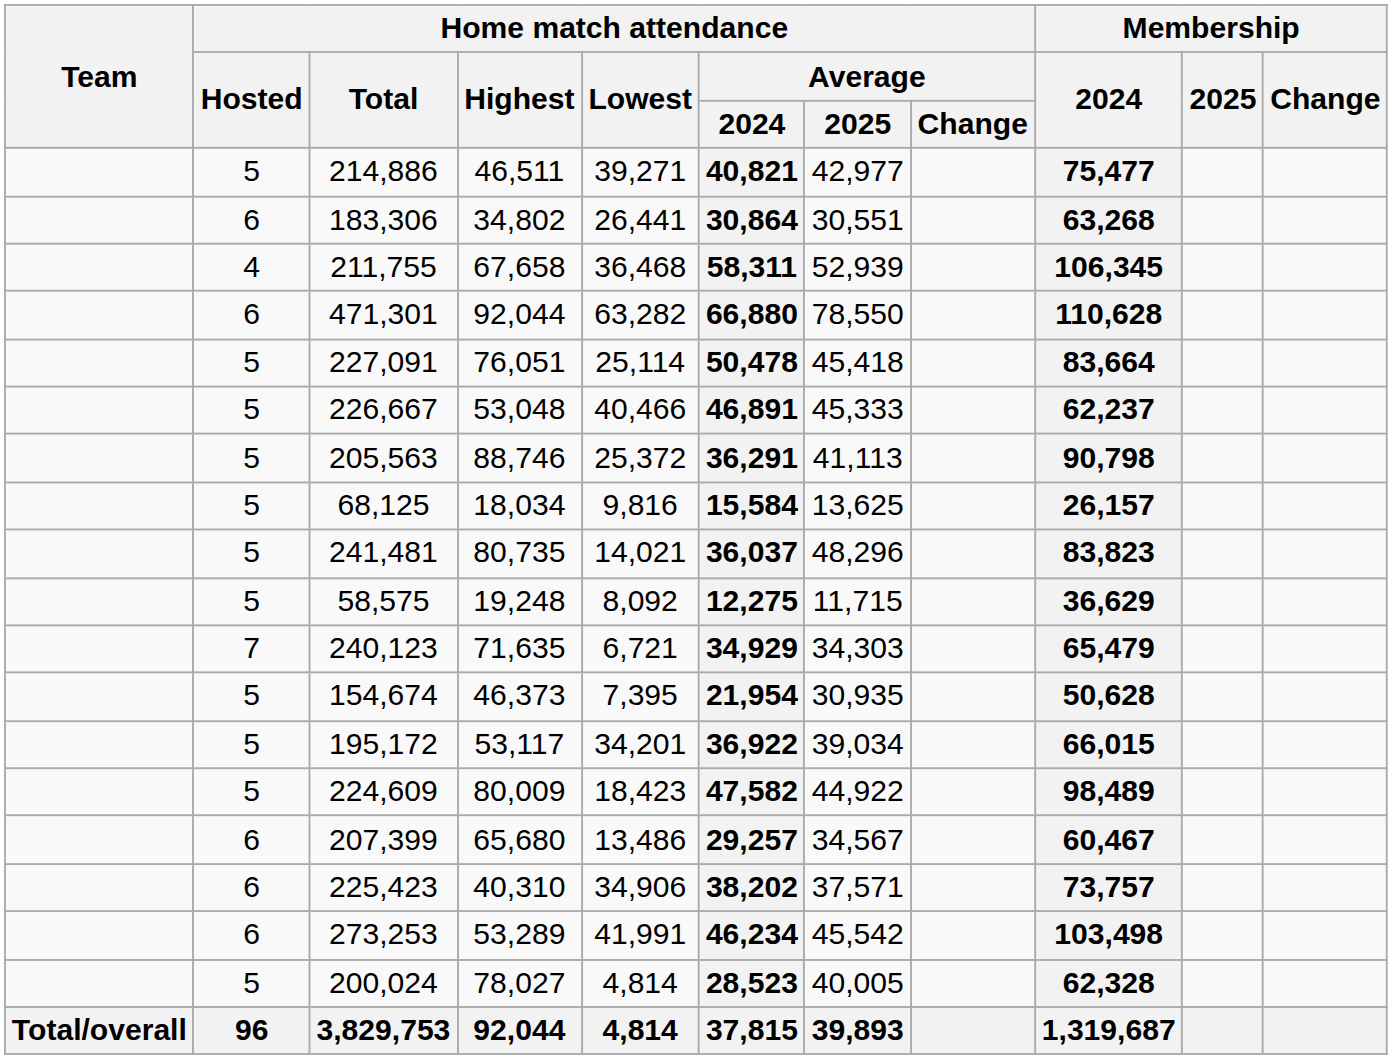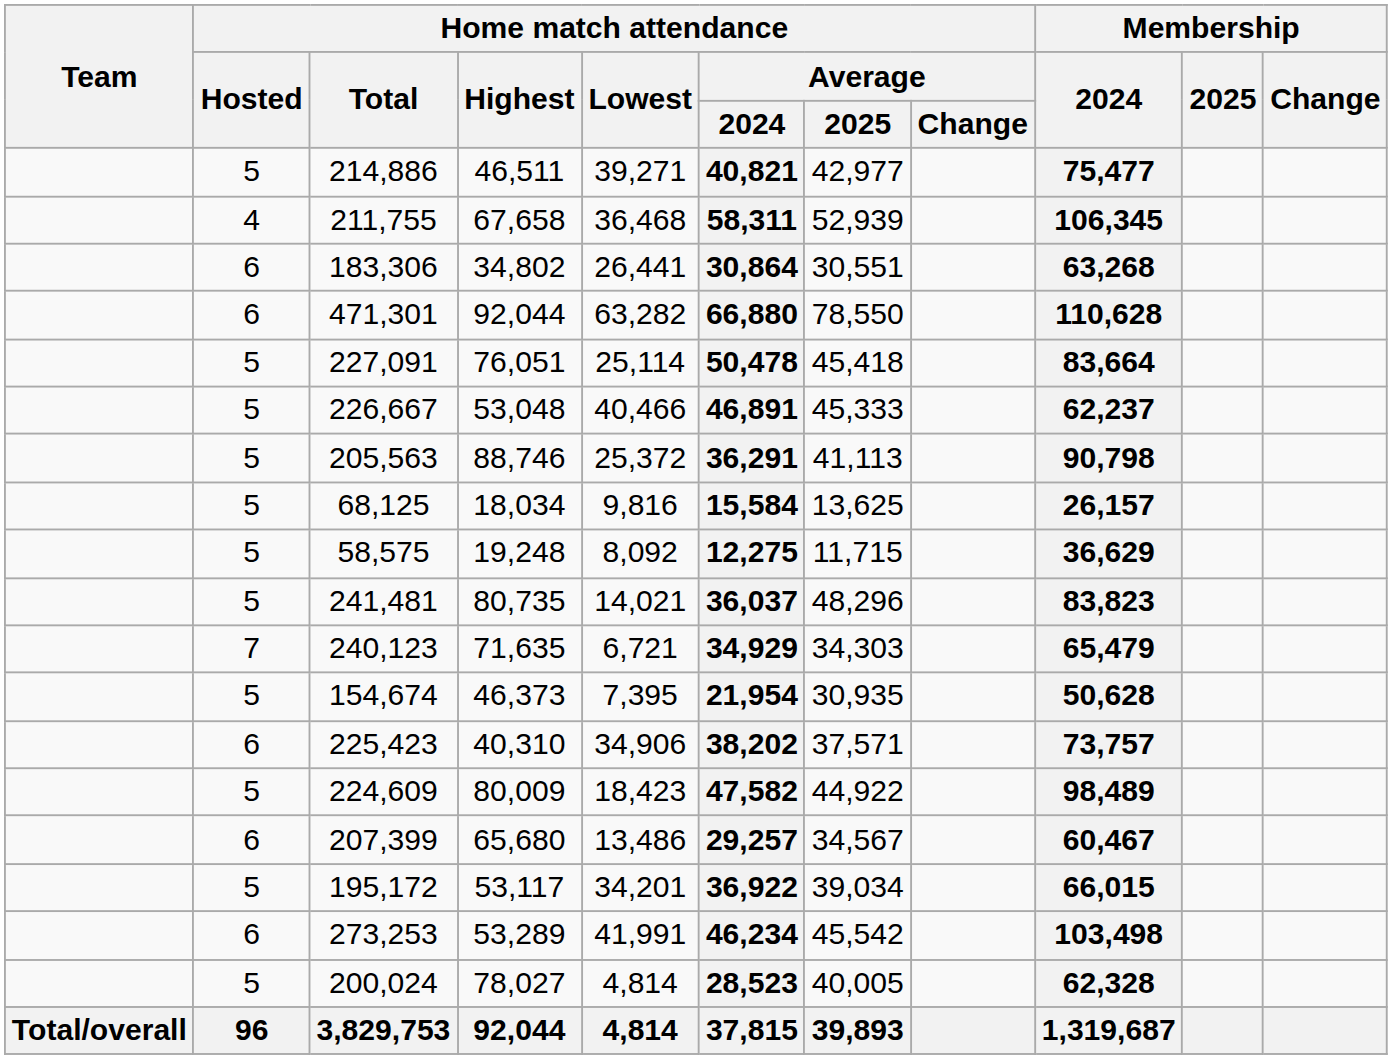rows swapped: (383, 219) <-> (383, 266)
rows swapped: (383, 600) <-> (383, 553)
rows swapped: (383, 743) <-> (383, 887)
